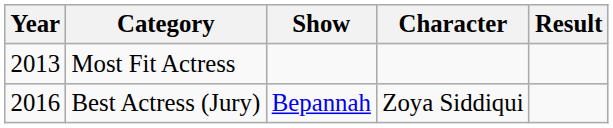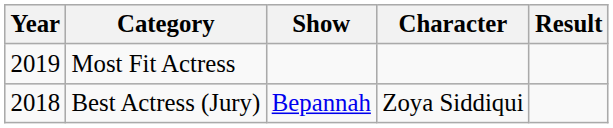(35, 63) 2013 -> (35, 63) 2019
(35, 102) 2016 -> (35, 102) 2018
